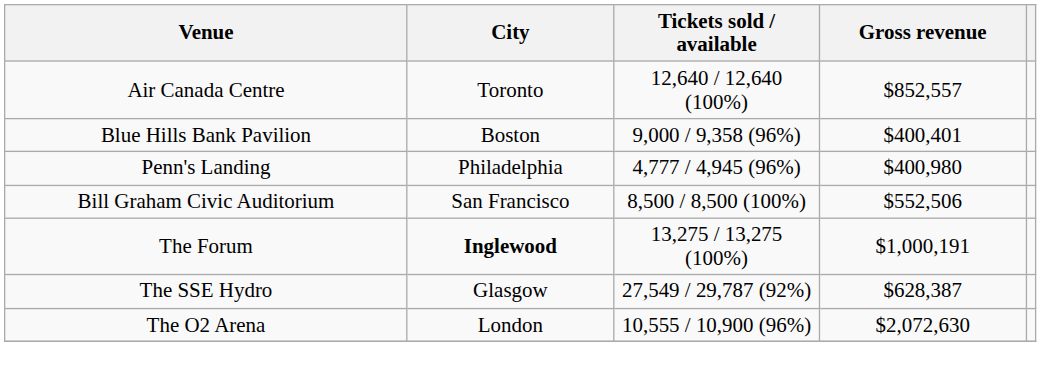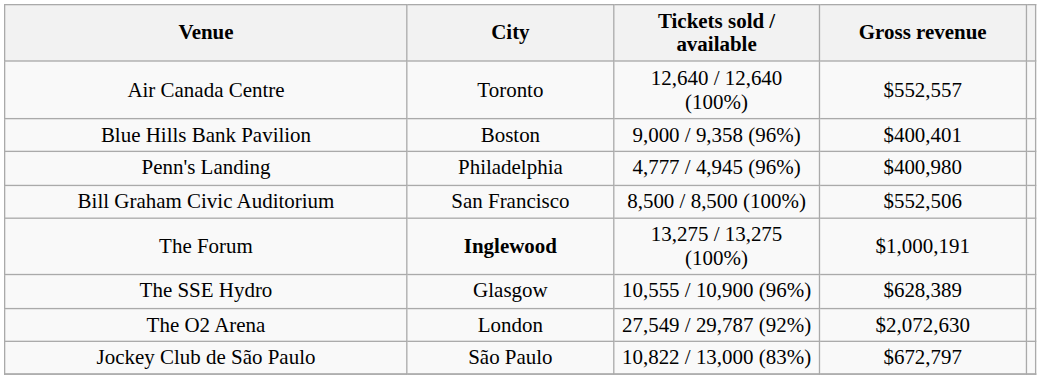(923, 89) $852,557 -> (923, 89) $552,557
(717, 291) 27,549 / 29,787 (92%) -> (717, 291) 10,555 / 10,900 (96%)
(923, 291) $628,387 -> (923, 291) $628,389
(717, 324) 10,555 / 10,900 (96%) -> (717, 324) 27,549 / 29,787 (92%)
+ row: (206, 357)
